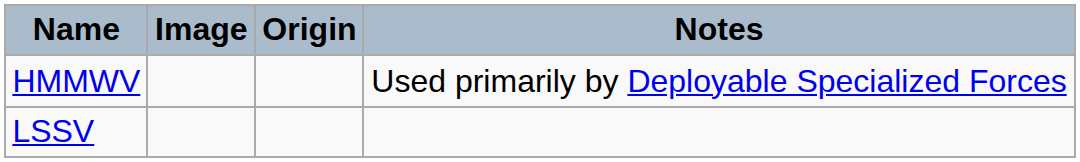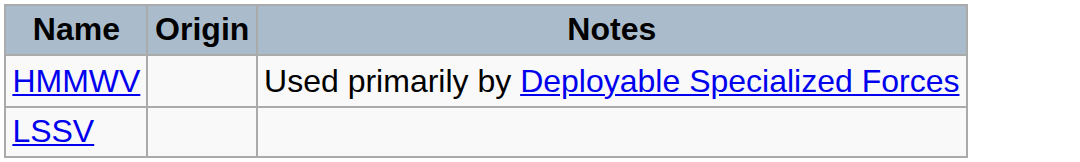- column: (201, 29)
